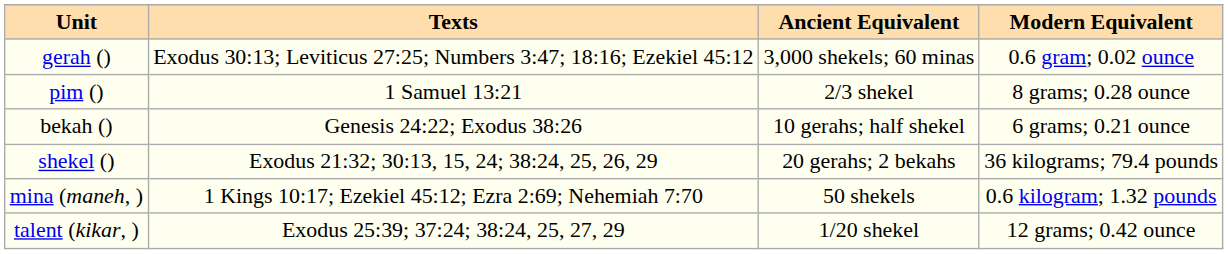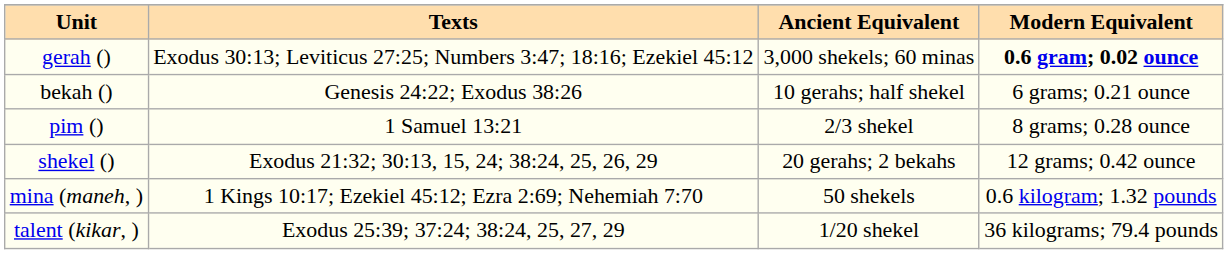(1101, 56) normal -> (1101, 56) bold
rows swapped: (76, 126) <-> (76, 91)
(1101, 160) 36 kilograms; 79.4 pounds -> (1101, 160) 12 grams; 0.42 ounce
(1101, 230) 12 grams; 0.42 ounce -> (1101, 230) 36 kilograms; 79.4 pounds
